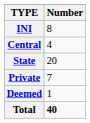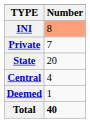(49, 28) no background -> (49, 28) lightsalmon background
rows swapped: (24, 45) <-> (24, 77)
